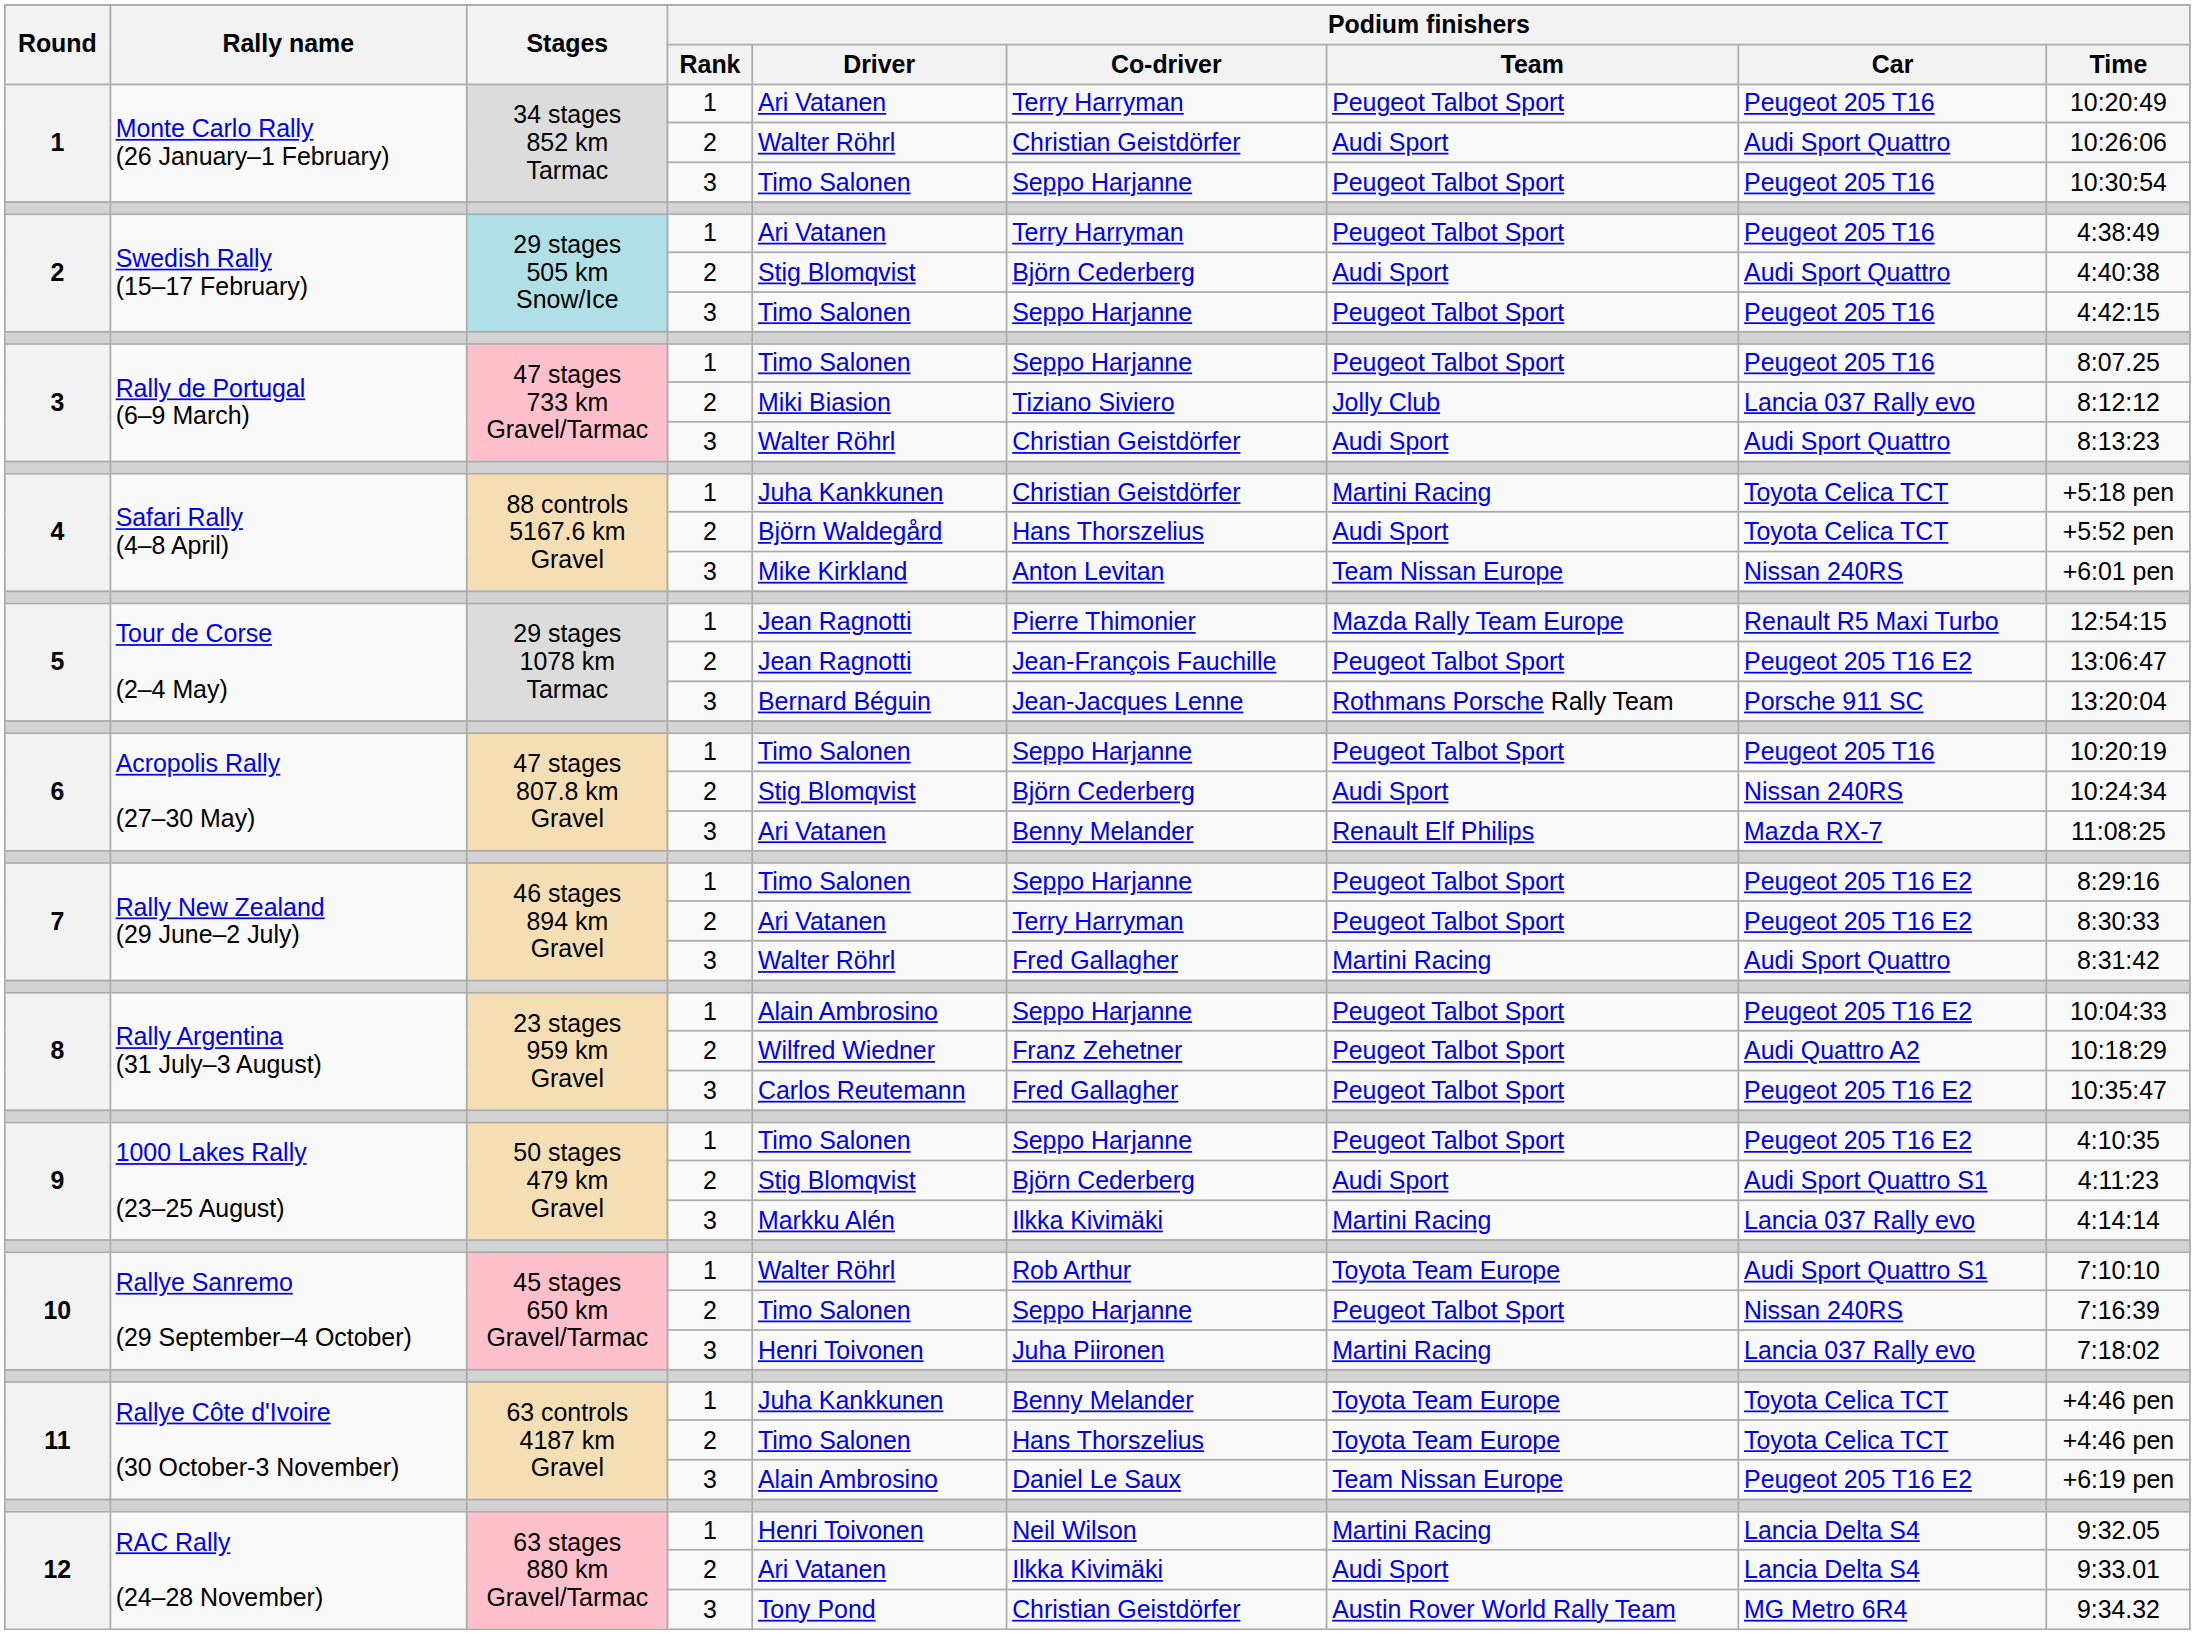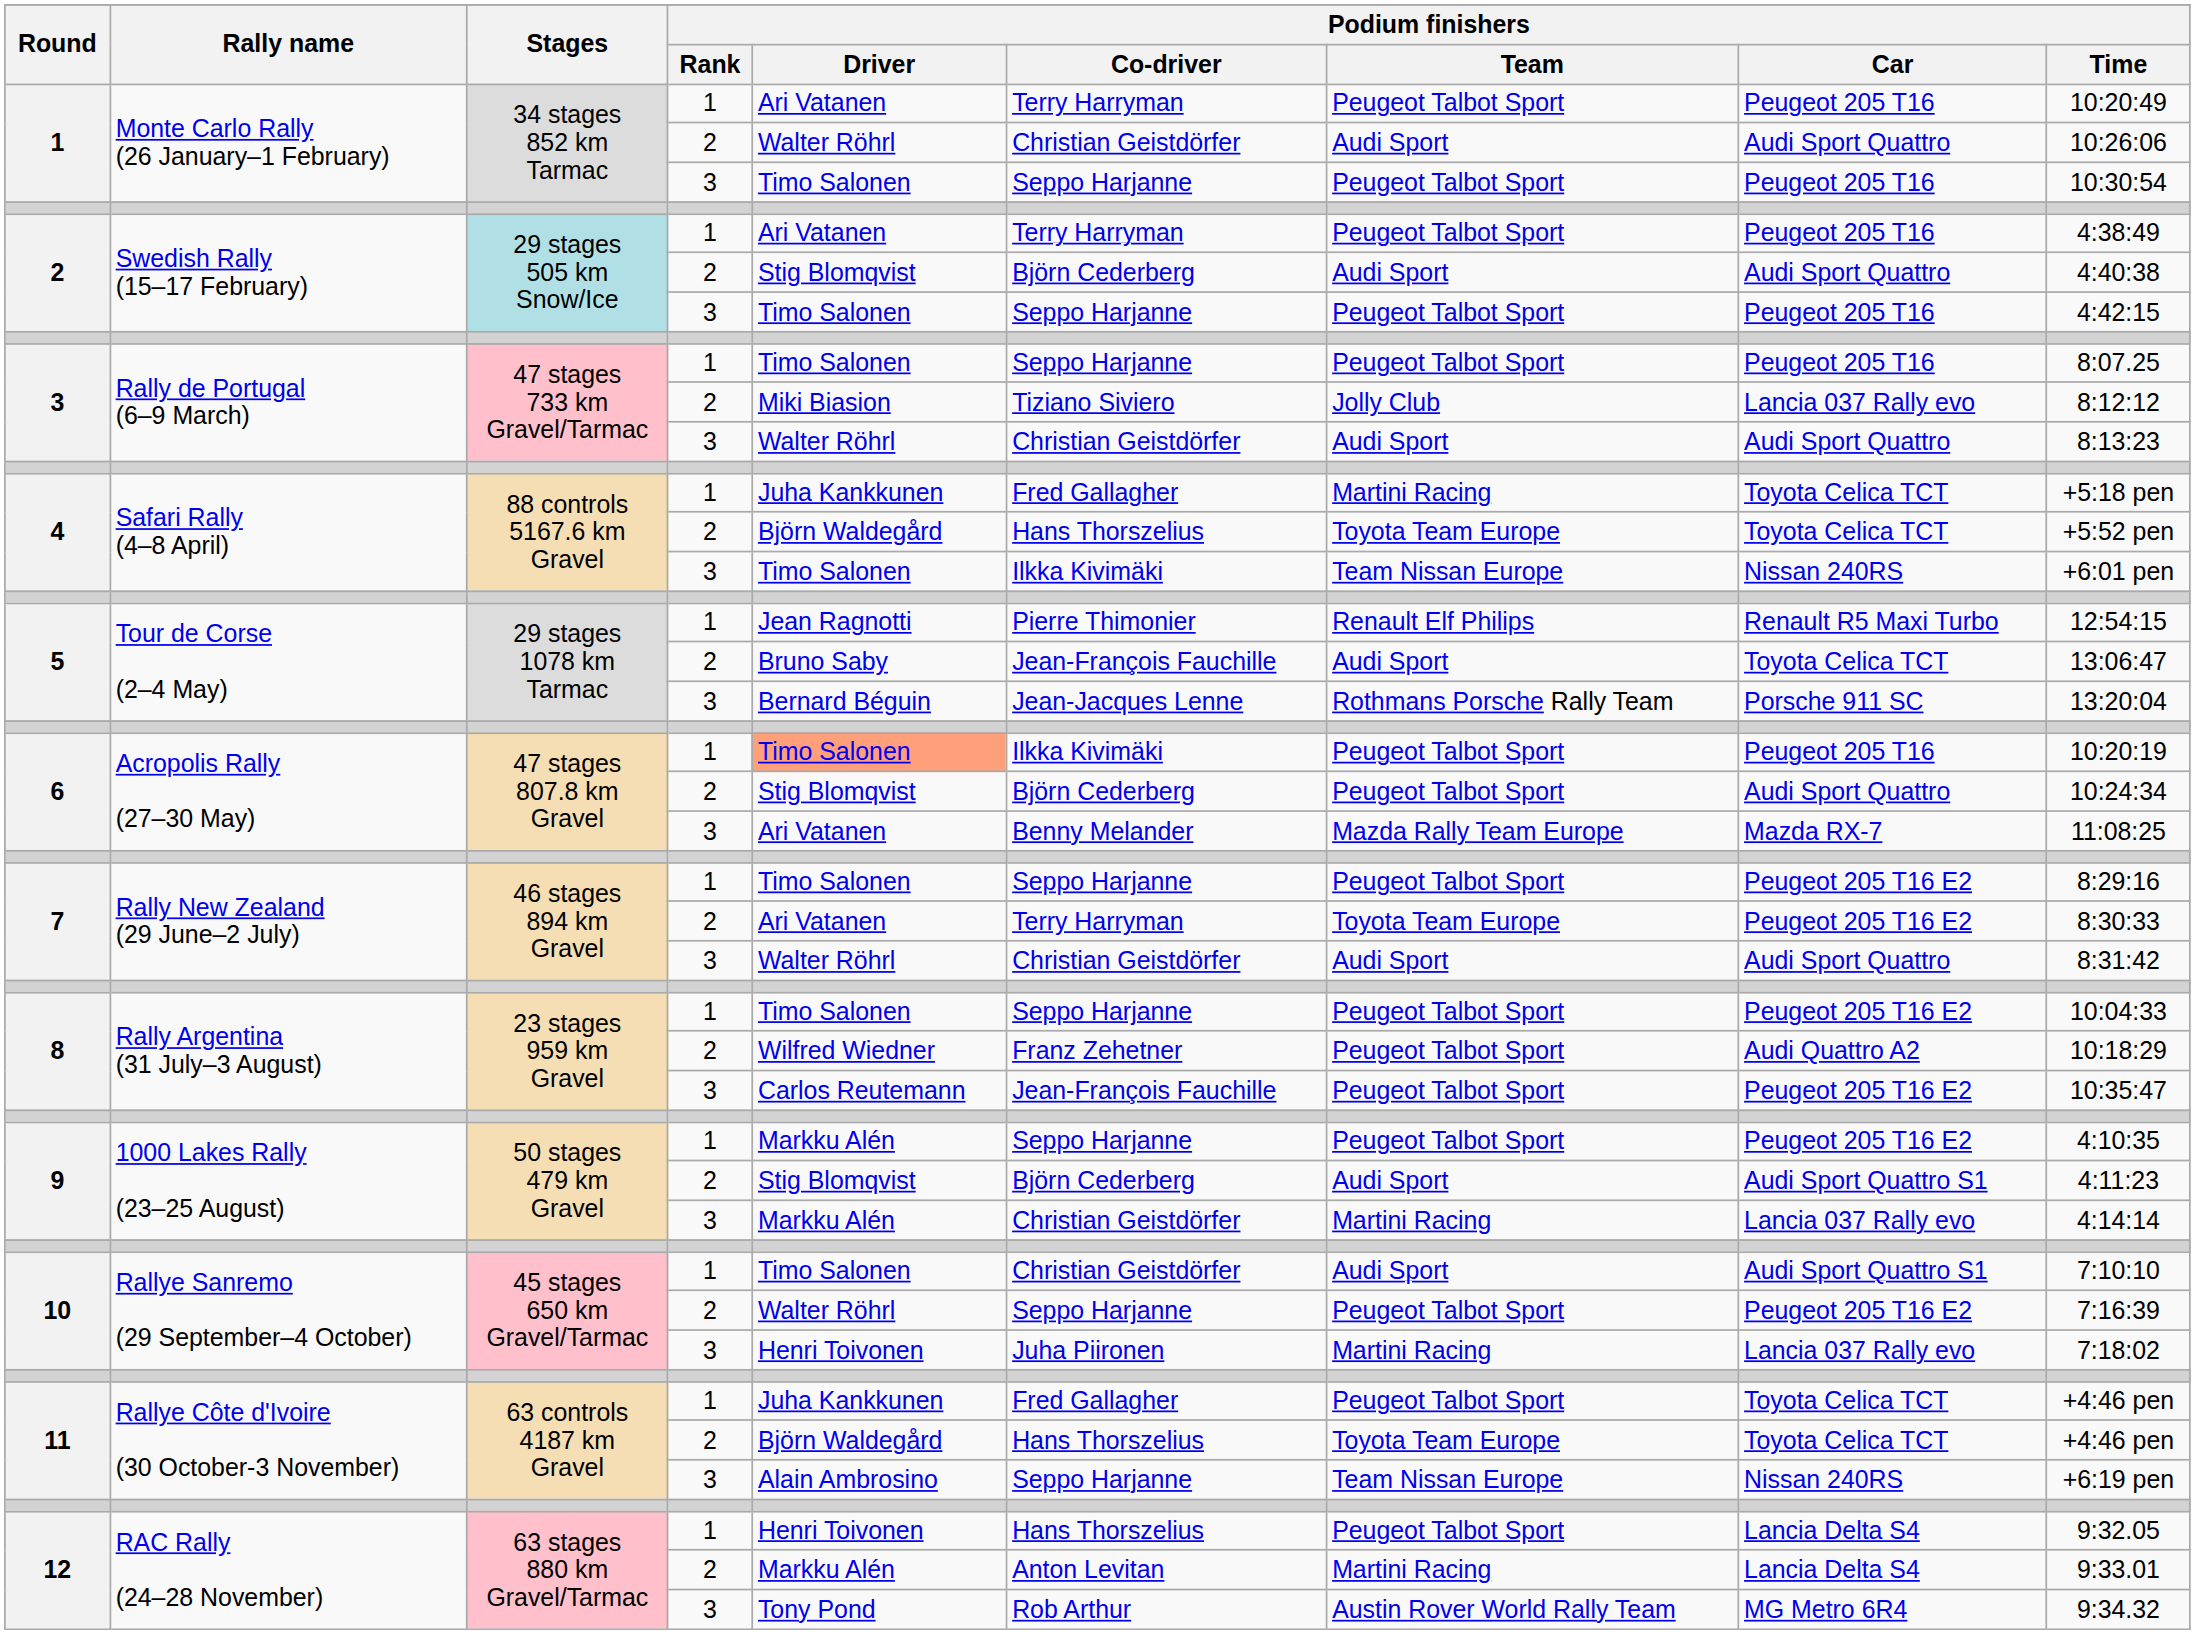(1126, 493) Christian Geistdörfer -> (1095, 493) Fred Gallagher
(1390, 532) Audi Sport -> (1446, 532) Toyota Team Europe
(833, 572) Mike Kirkland -> (834, 572) Timo Salonen
(1088, 572) Anton Levitan -> (1088, 572) Ilkka Kivimäki
(1478, 623) Mazda Rally Team Europe -> (1433, 623) Renault Elf Philips
(835, 662) Jean Ragnotti -> (823, 662) Bruno Saby
(1448, 662) Peugeot Talbot Sport -> (1390, 662) Audi Sport
(1858, 662) Peugeot 205 T16 E2 -> (1846, 662) Toyota Celica TCT
(834, 752) no background -> (834, 752) lightsalmon background
(1102, 752) Seppo Harjanne -> (1088, 752) Ilkka Kivimäki
(1390, 792) Audi Sport -> (1448, 792) Peugeot Talbot Sport
(1824, 792) Nissan 240RS -> (1847, 792) Audi Sport Quattro
(1433, 831) Renault Elf Philips -> (1478, 831) Mazda Rally Team Europe
(1448, 922) Peugeot Talbot Sport -> (1446, 922) Toyota Team Europe
(1095, 961) Fred Gallagher -> (1126, 961) Christian Geistdörfer
(1412, 961) Martini Racing -> (1390, 961) Audi Sport
(848, 1012) Alain Ambrosino -> (834, 1012) Timo Salonen
(1095, 1091) Fred Gallagher -> (1144, 1091) Jean-François Fauchille
(834, 1142) Timo Salonen -> (826, 1142) Markku Alén
(1088, 1220) Ilkka Kivimäki -> (1126, 1220) Christian Geistdörfer
(827, 1271) Walter Röhrl -> (834, 1271) Timo Salonen
(1072, 1271) Rob Arthur -> (1126, 1271) Christian Geistdörfer
(1446, 1271) Toyota Team Europe -> (1390, 1271) Audi Sport
(834, 1311) Timo Salonen -> (827, 1311) Walter Röhrl
(1824, 1311) Nissan 240RS -> (1858, 1311) Peugeot 205 T16 E2
(1103, 1401) Benny Melander -> (1095, 1401) Fred Gallagher
(1446, 1401) Toyota Team Europe -> (1448, 1401) Peugeot Talbot Sport
(834, 1441) Timo Salonen -> (850, 1441) Björn Waldegård
(1097, 1480) Daniel Le Saux -> (1102, 1480) Seppo Harjanne
(1858, 1480) Peugeot 205 T16 E2 -> (1824, 1480) Nissan 240RS
(1074, 1531) Neil Wilson -> (1108, 1531) Hans Thorszelius
(1412, 1531) Martini Racing -> (1448, 1531) Peugeot Talbot Sport
(822, 1570) Ari Vatanen -> (826, 1570) Markku Alén
(1088, 1570) Ilkka Kivimäki -> (1088, 1570) Anton Levitan
(1390, 1570) Audi Sport -> (1412, 1570) Martini Racing
(1126, 1610) Christian Geistdörfer -> (1072, 1610) Rob Arthur
